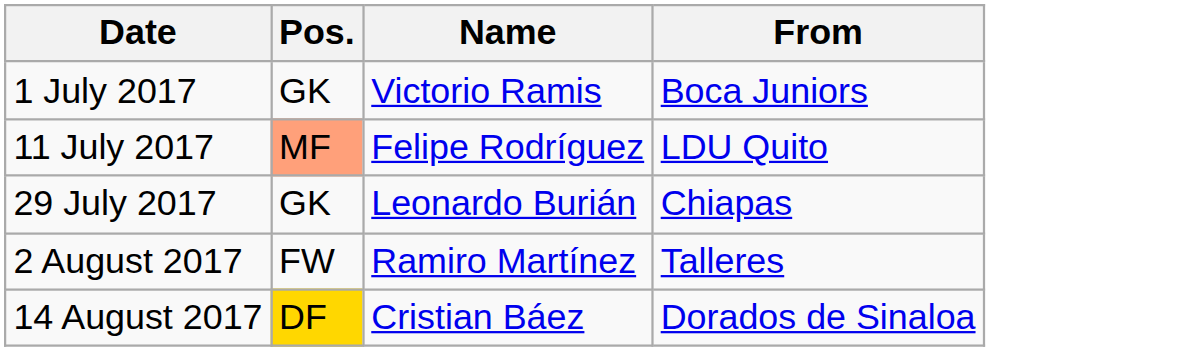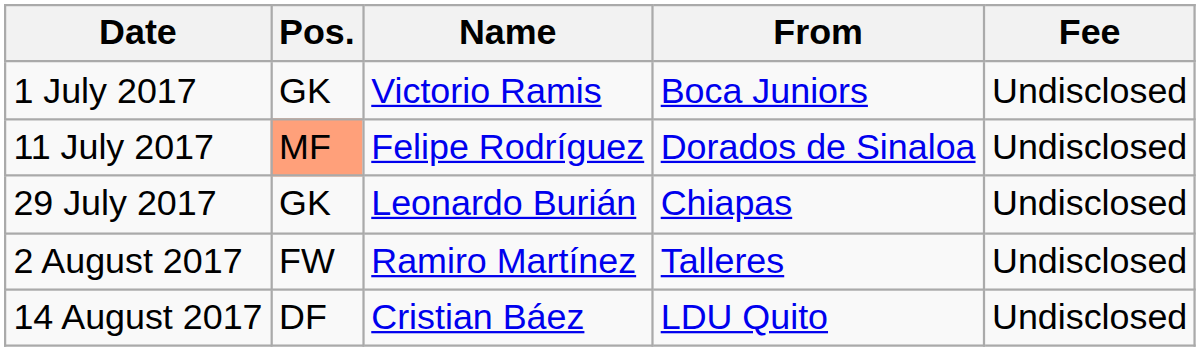+ column: (1090, 32)
(744, 146) LDU Quito -> (818, 146) Dorados de Sinaloa
(303, 317) gold background -> (303, 317) no background
(818, 317) Dorados de Sinaloa -> (744, 317) LDU Quito
